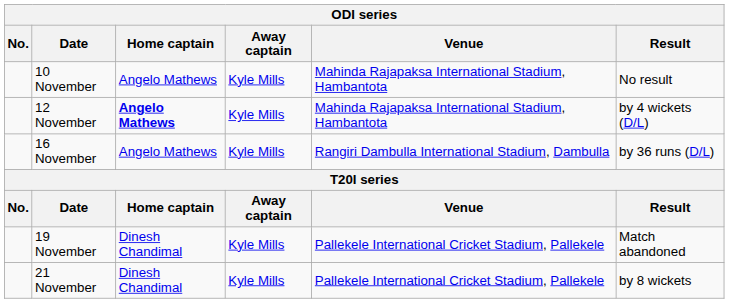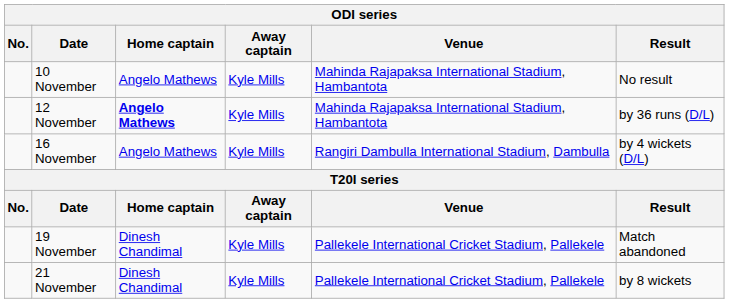(655, 115) by 4 wickets (D/L) -> (667, 115) by 36 runs (D/L)
(667, 151) by 36 runs (D/L) -> (655, 151) by 4 wickets (D/L)
